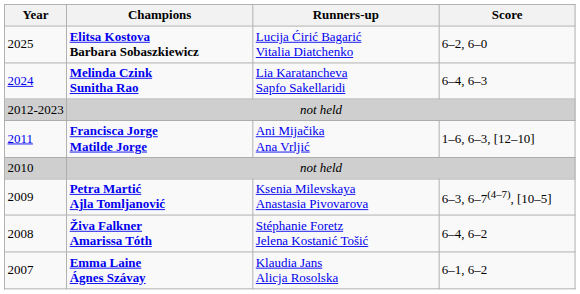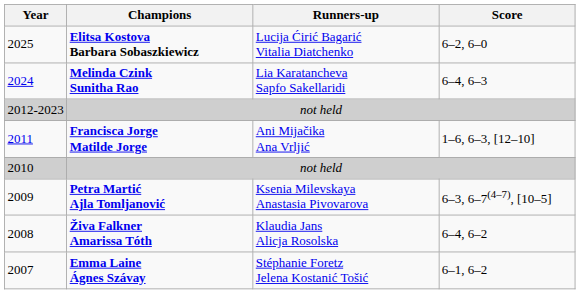(312, 234) Stéphanie Foretz Jelena Kostanić Tošić -> (297, 234) Klaudia Jans Alicja Rosolska
(297, 270) Klaudia Jans Alicja Rosolska -> (312, 270) Stéphanie Foretz Jelena Kostanić Tošić
